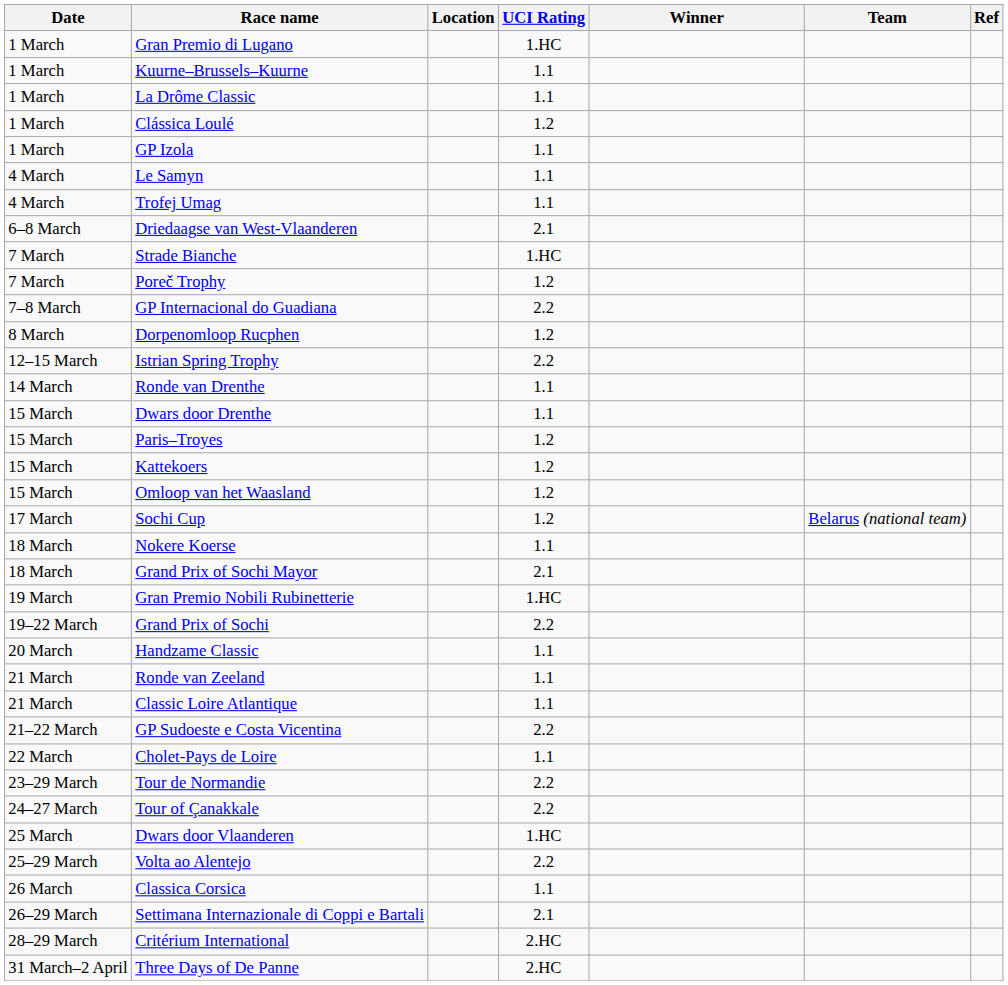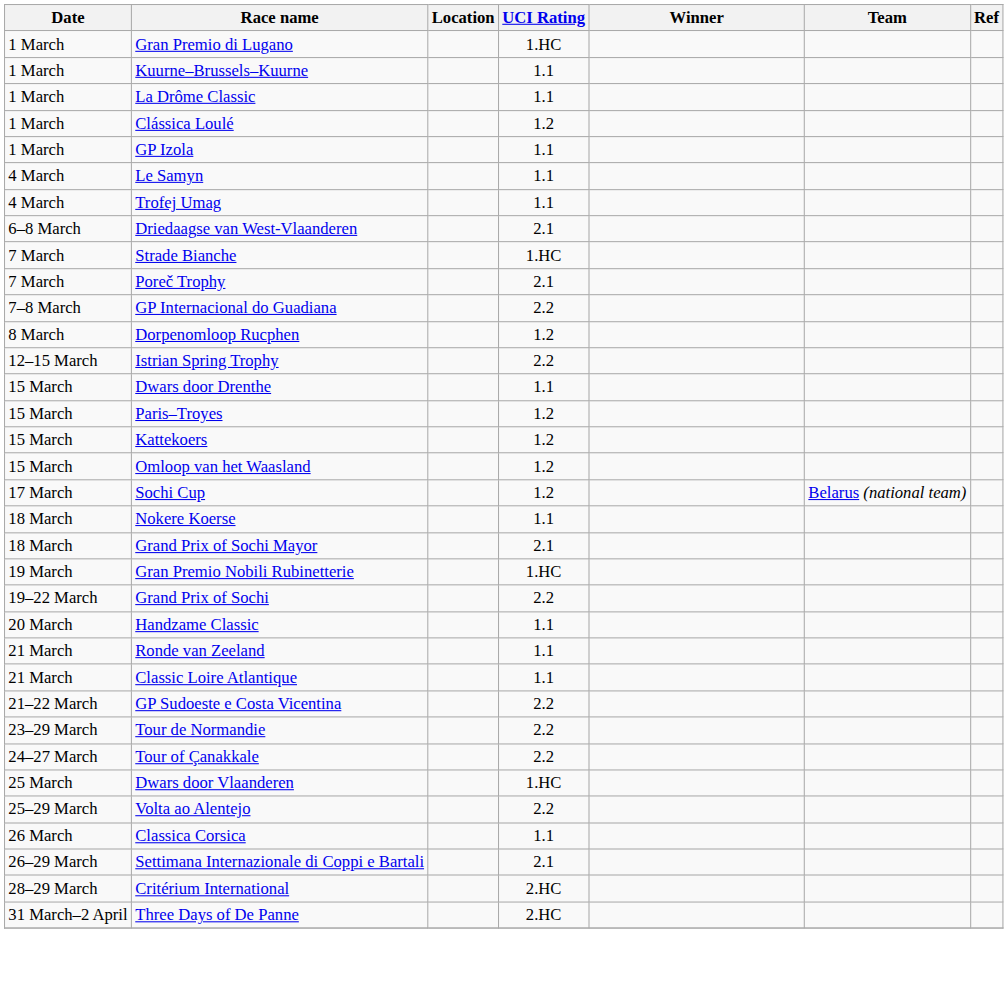(544, 281) 1.2 -> (544, 281) 2.1
- row: (200, 387)
- row: (206, 756)
